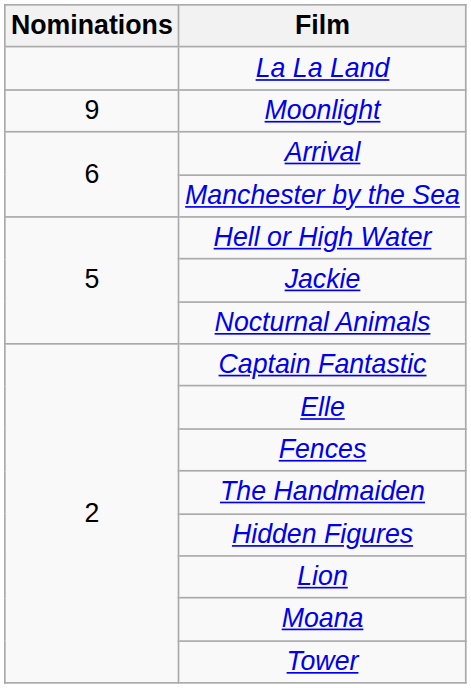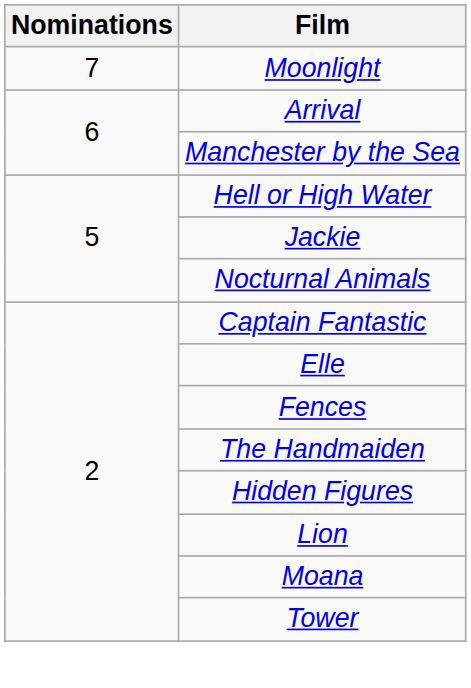- row: (323, 68)
(92, 110) 9 -> (92, 68) 7
